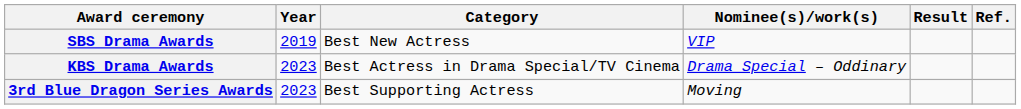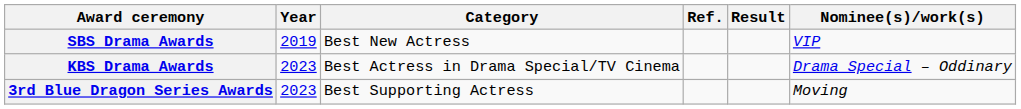columns swapped: (797, 17) <-> (994, 17)
